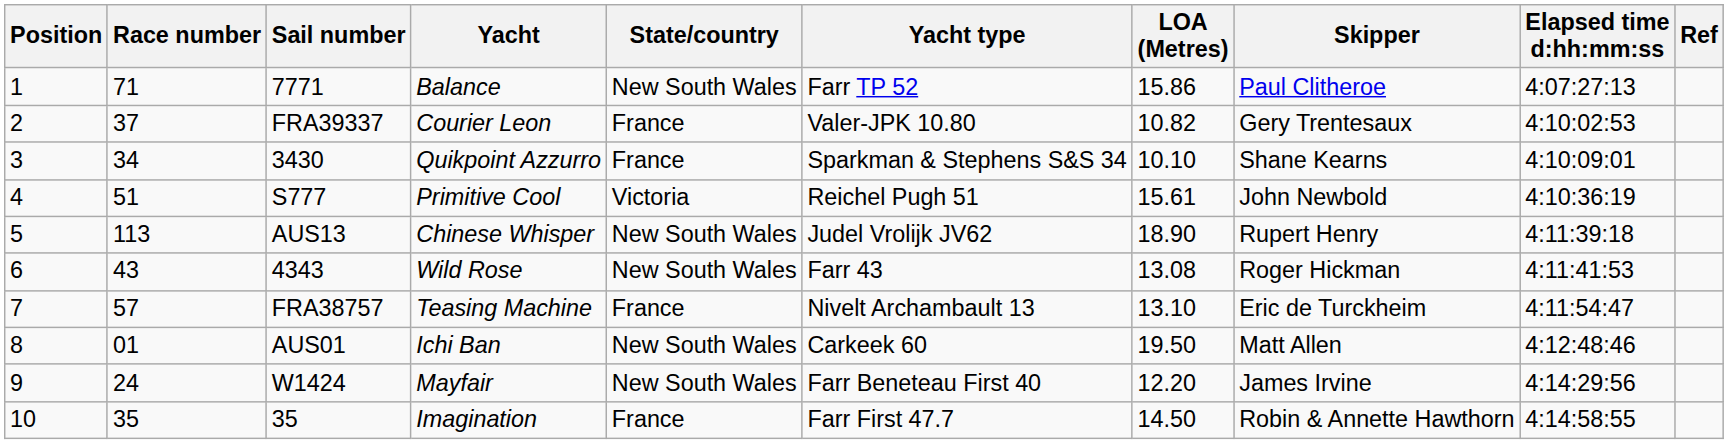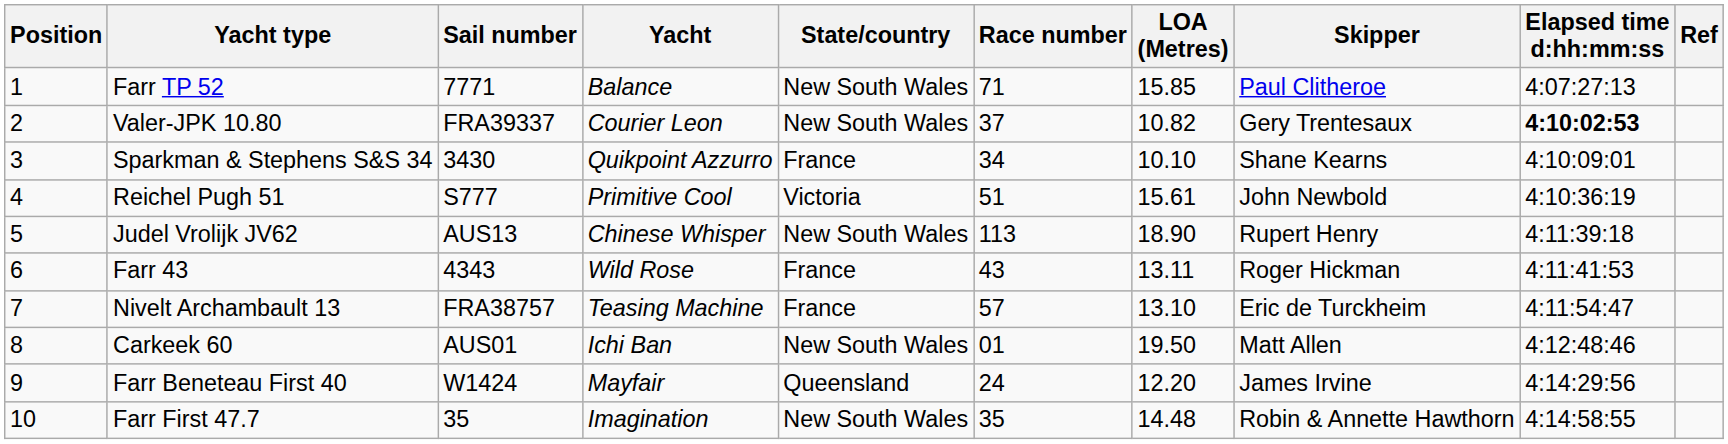columns swapped: (187, 36) <-> (967, 36)
(1167, 86) 15.86 -> (1167, 86) 15.85
(648, 123) France -> (876, 123) New South Wales
(1581, 123) normal -> (1582, 123) bold
(704, 271) New South Wales -> (820, 271) France
(1167, 271) 13.08 -> (1166, 271) 13.11
(704, 382) New South Wales -> (846, 382) Queensland
(648, 419) France -> (876, 419) New South Wales
(1167, 419) 14.50 -> (1167, 419) 14.48
